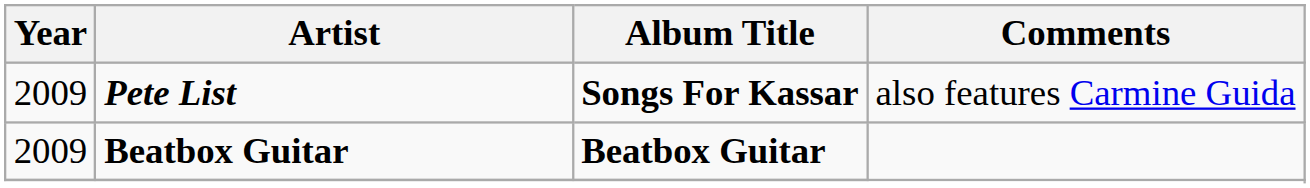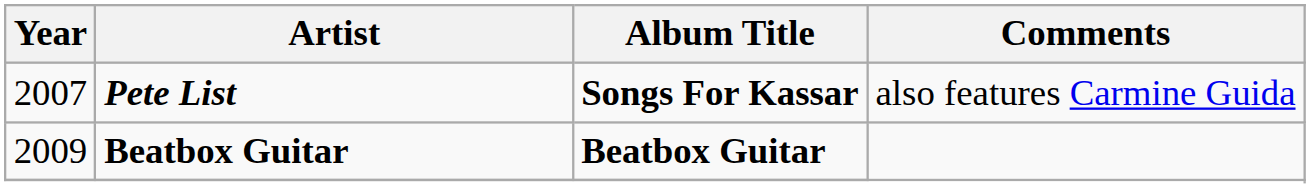(50, 92) 2009 -> (50, 92) 2007
